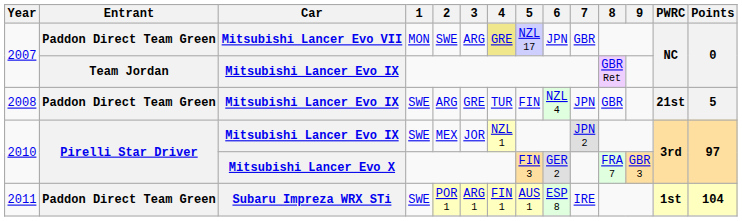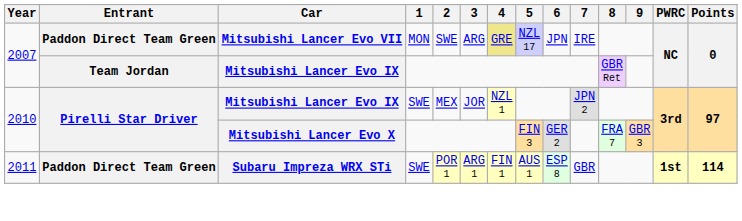(584, 40) GBR -> (584, 40) IRE
- row: (22, 104)
(584, 200) IRE -> (584, 168) GBR
(713, 200) 104 -> (713, 168) 114
